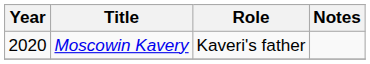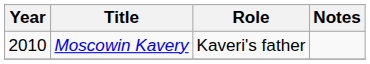(28, 45) 2020 -> (28, 45) 2010
